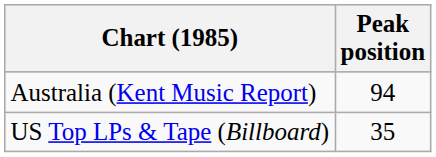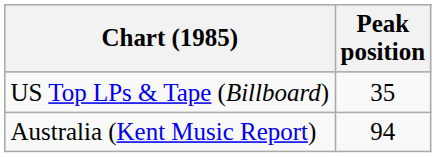rows swapped: (170, 131) <-> (163, 91)
